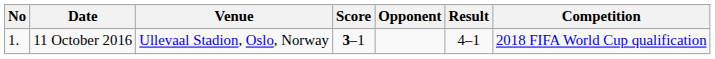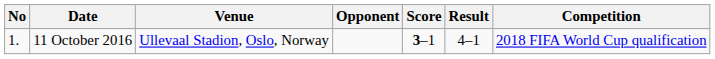columns swapped: (410, 16) <-> (354, 16)
